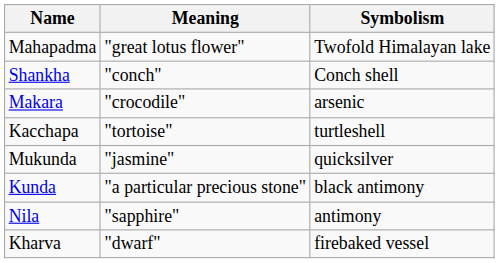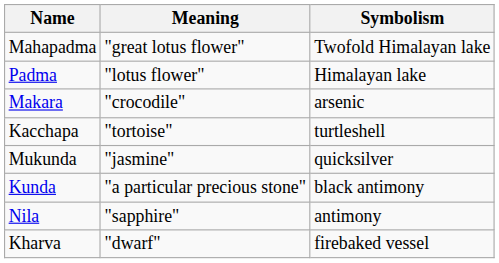+ row: (33, 74)
- row: (39, 74)
